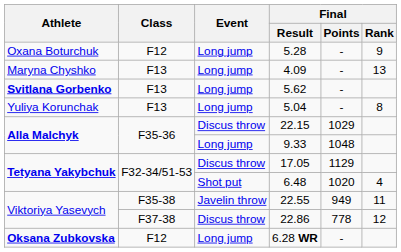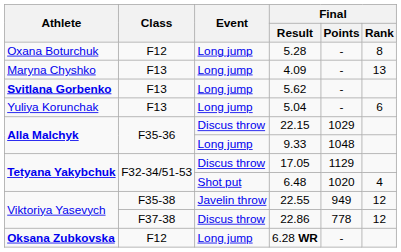(379, 51) 9 -> (379, 51) 8
(379, 107) 8 -> (379, 107) 6
(379, 201) 11 -> (379, 201) 12
